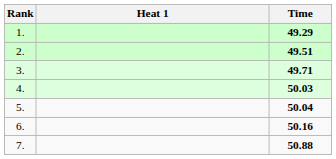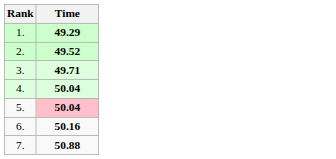- column: (153, 14)
(300, 51) 49.51 -> (67, 51) 49.52
(300, 89) 50.03 -> (67, 89) 50.04
(300, 108) no background -> (67, 108) pink background
